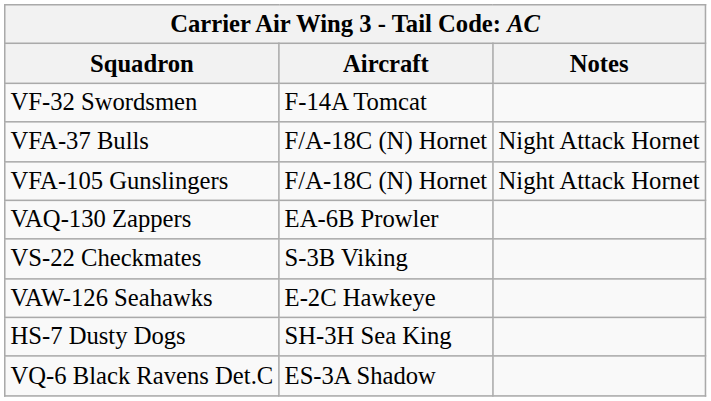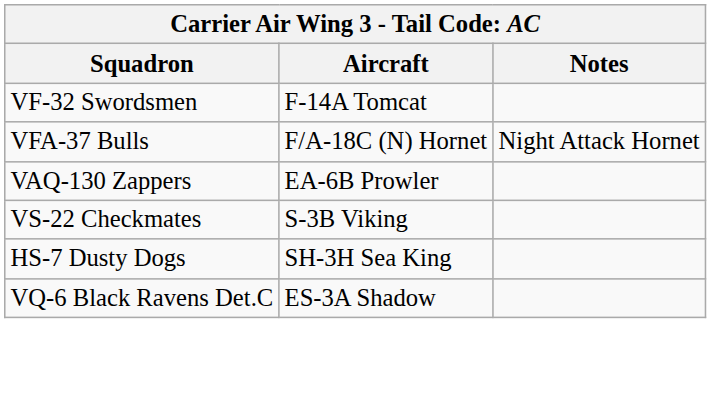- row: (119, 180)
- row: (112, 297)
